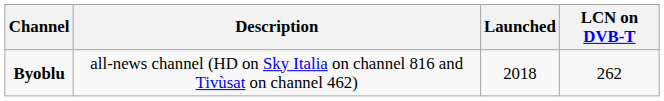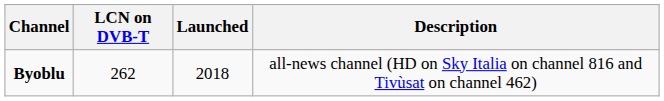columns swapped: (609, 27) <-> (277, 27)
